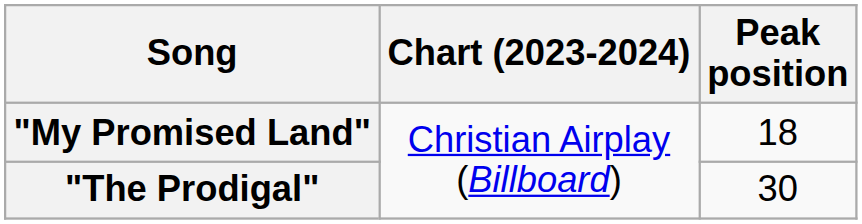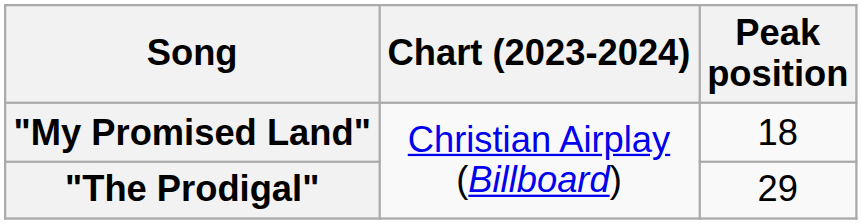(778, 189) 30 -> (778, 189) 29
